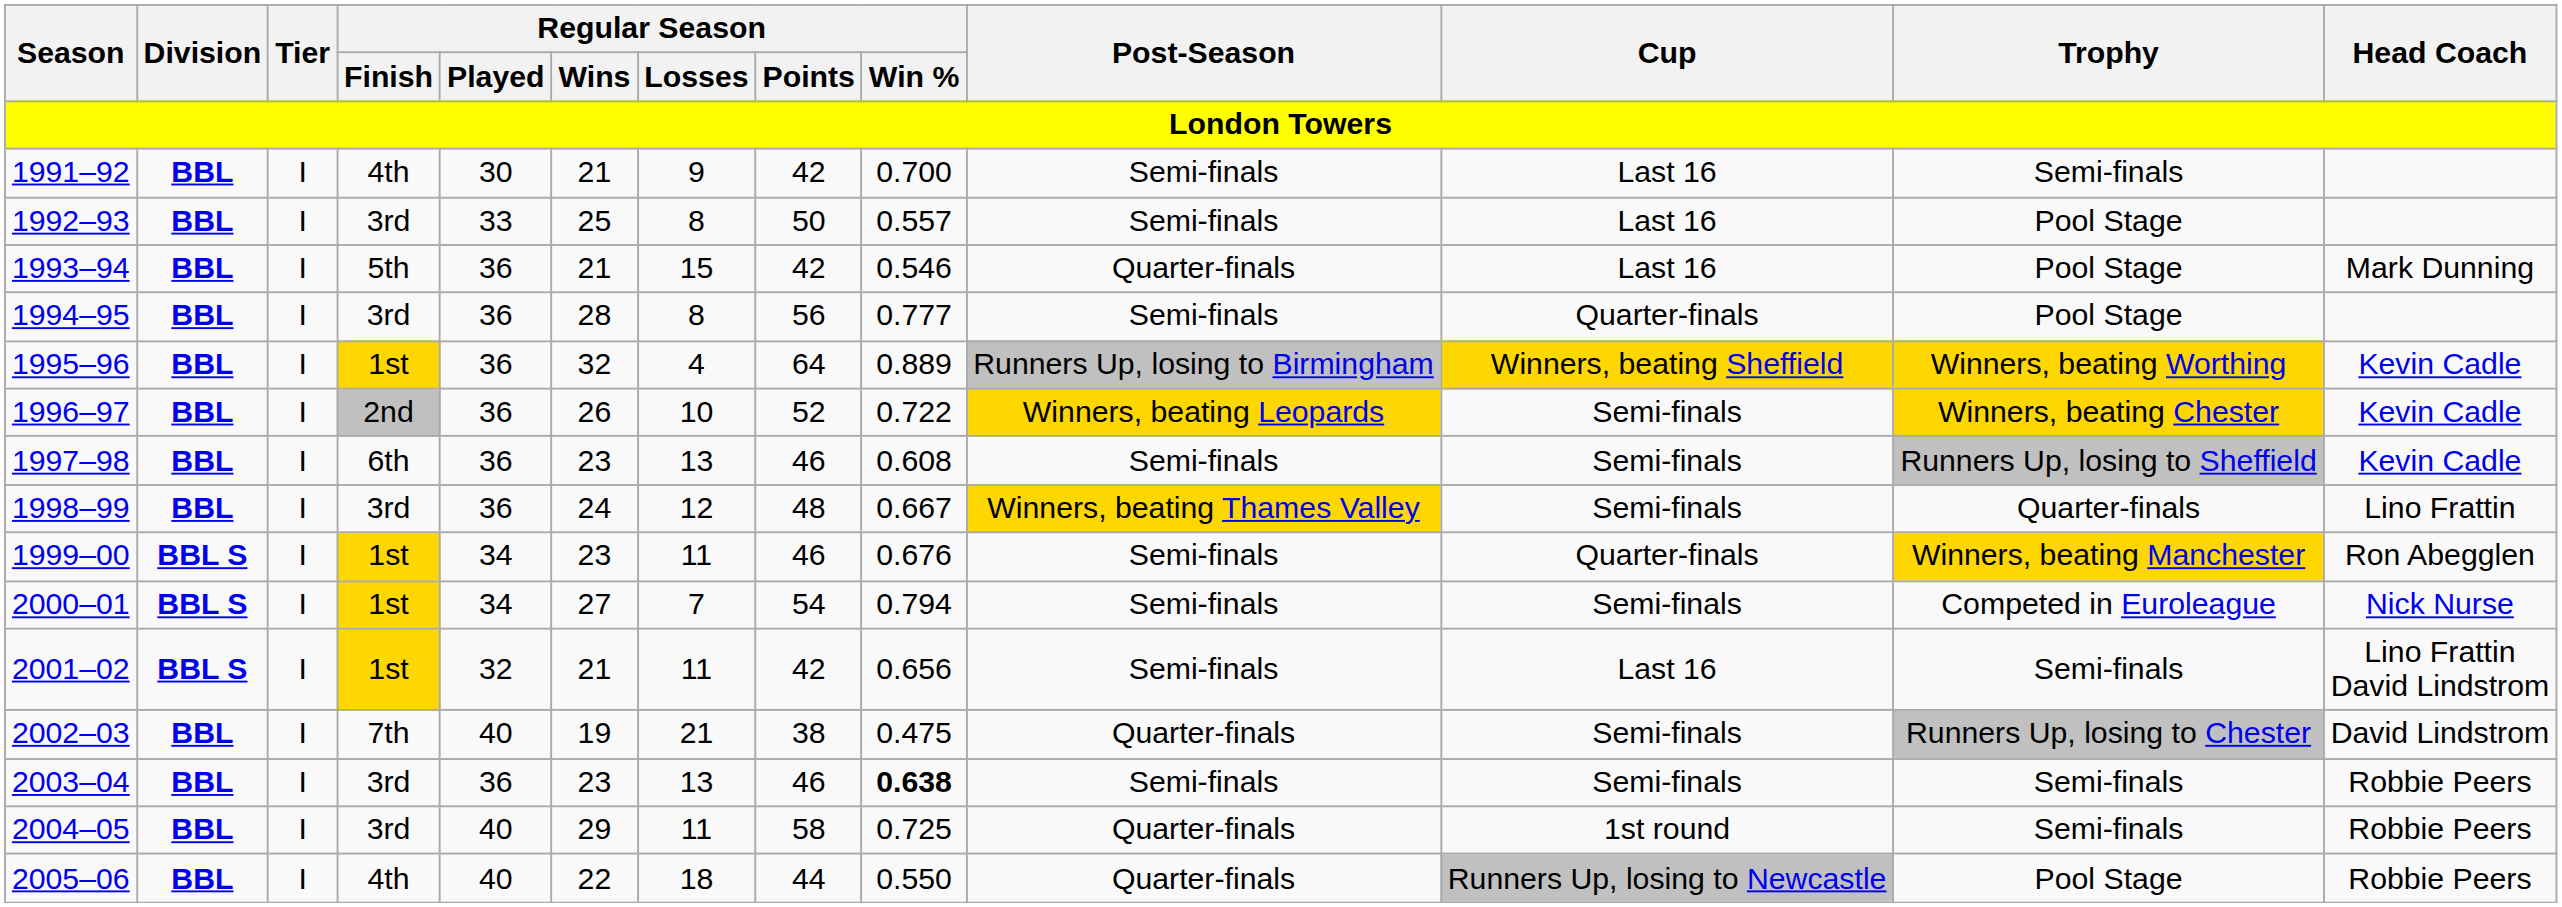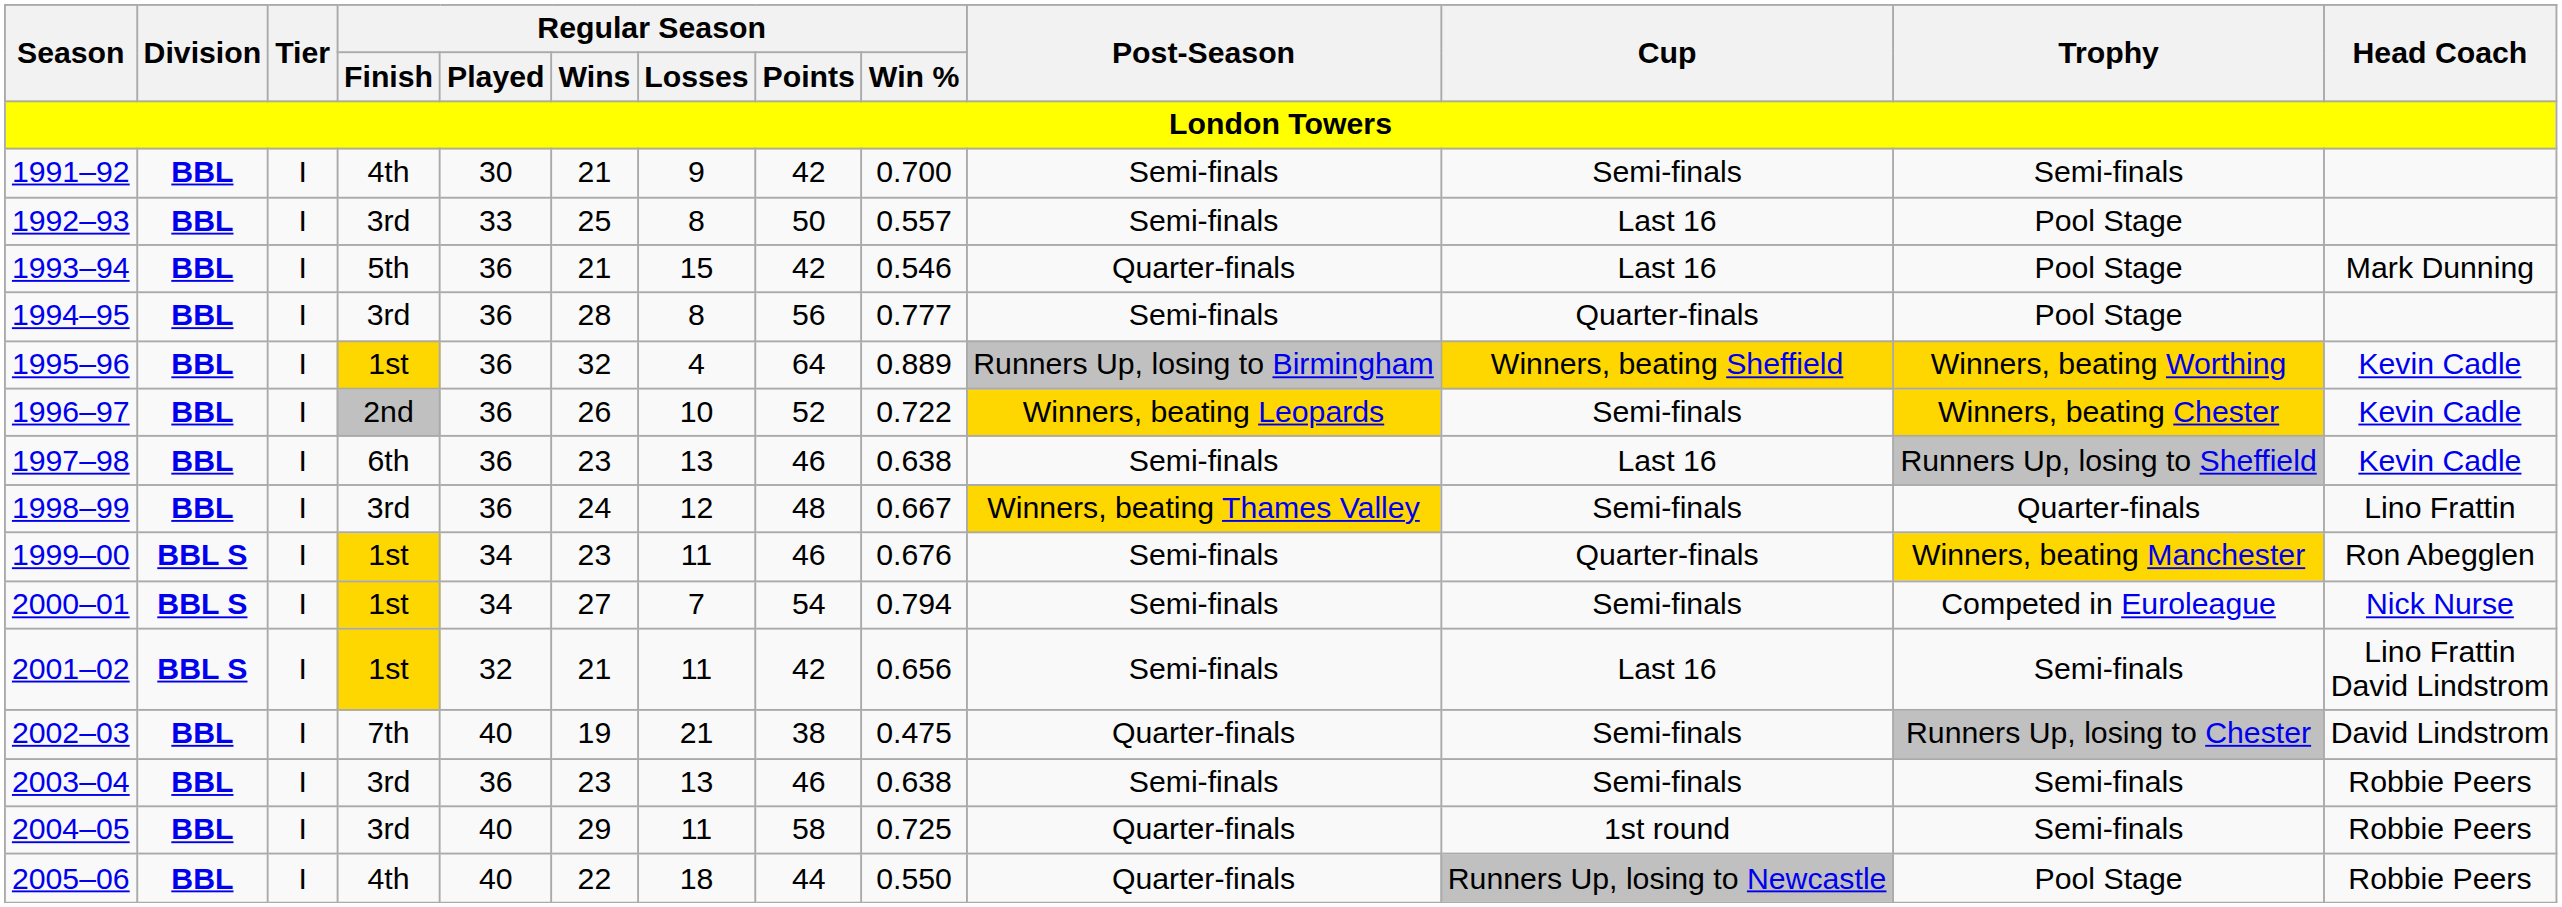(1667, 172) Last 16 -> (1667, 172) Semi-finals
(914, 460) 0.608 -> (914, 460) 0.638
(1667, 460) Semi-finals -> (1667, 460) Last 16
(914, 781) bold -> (914, 781) normal
